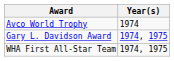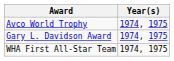(129, 24) 1974 -> (144, 24) 1974, 1975
